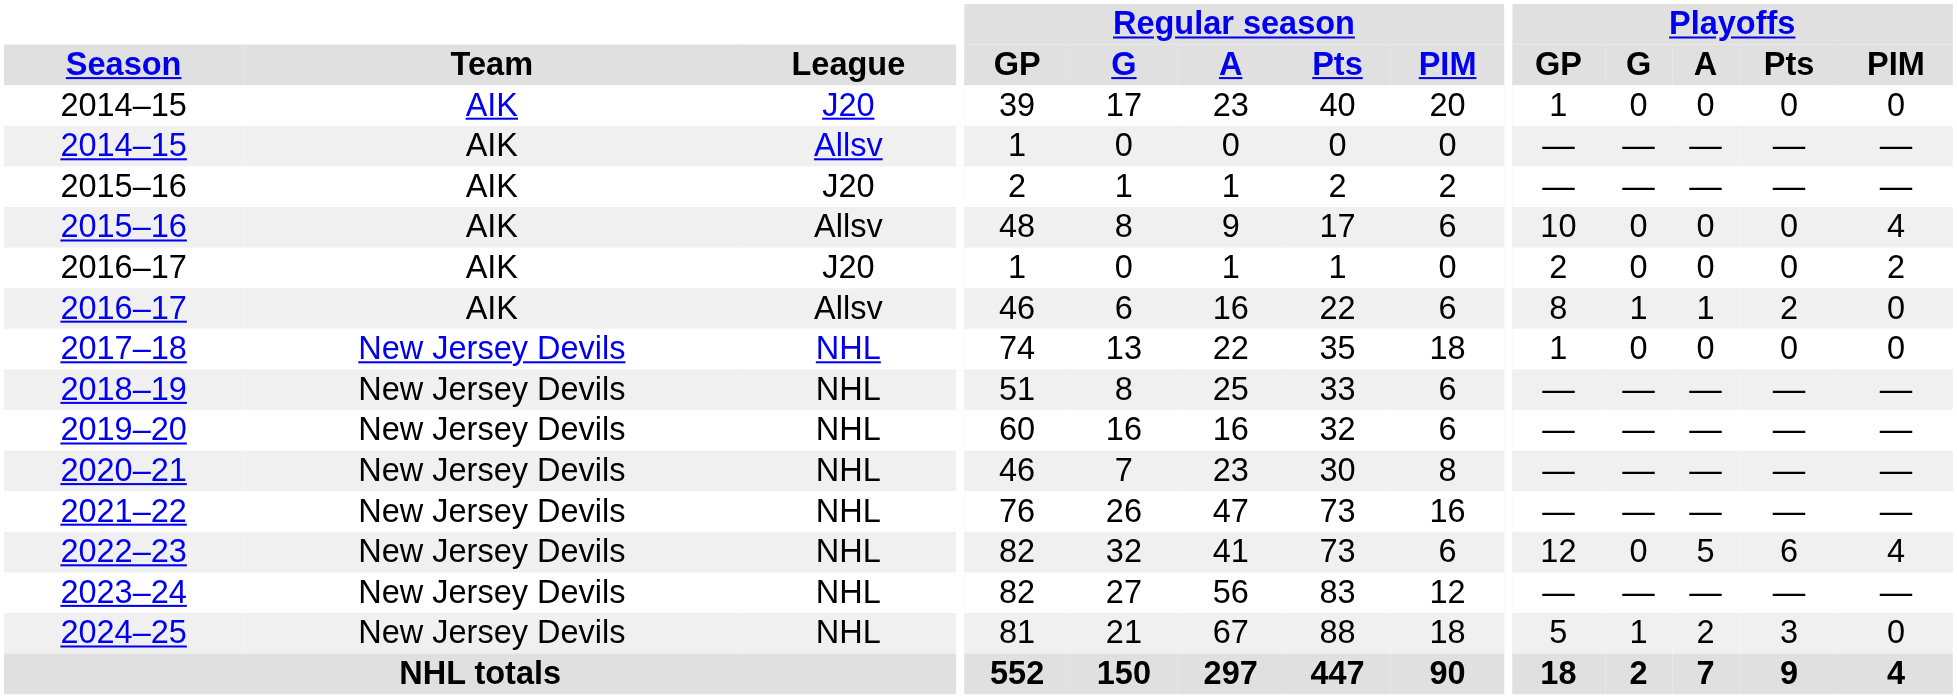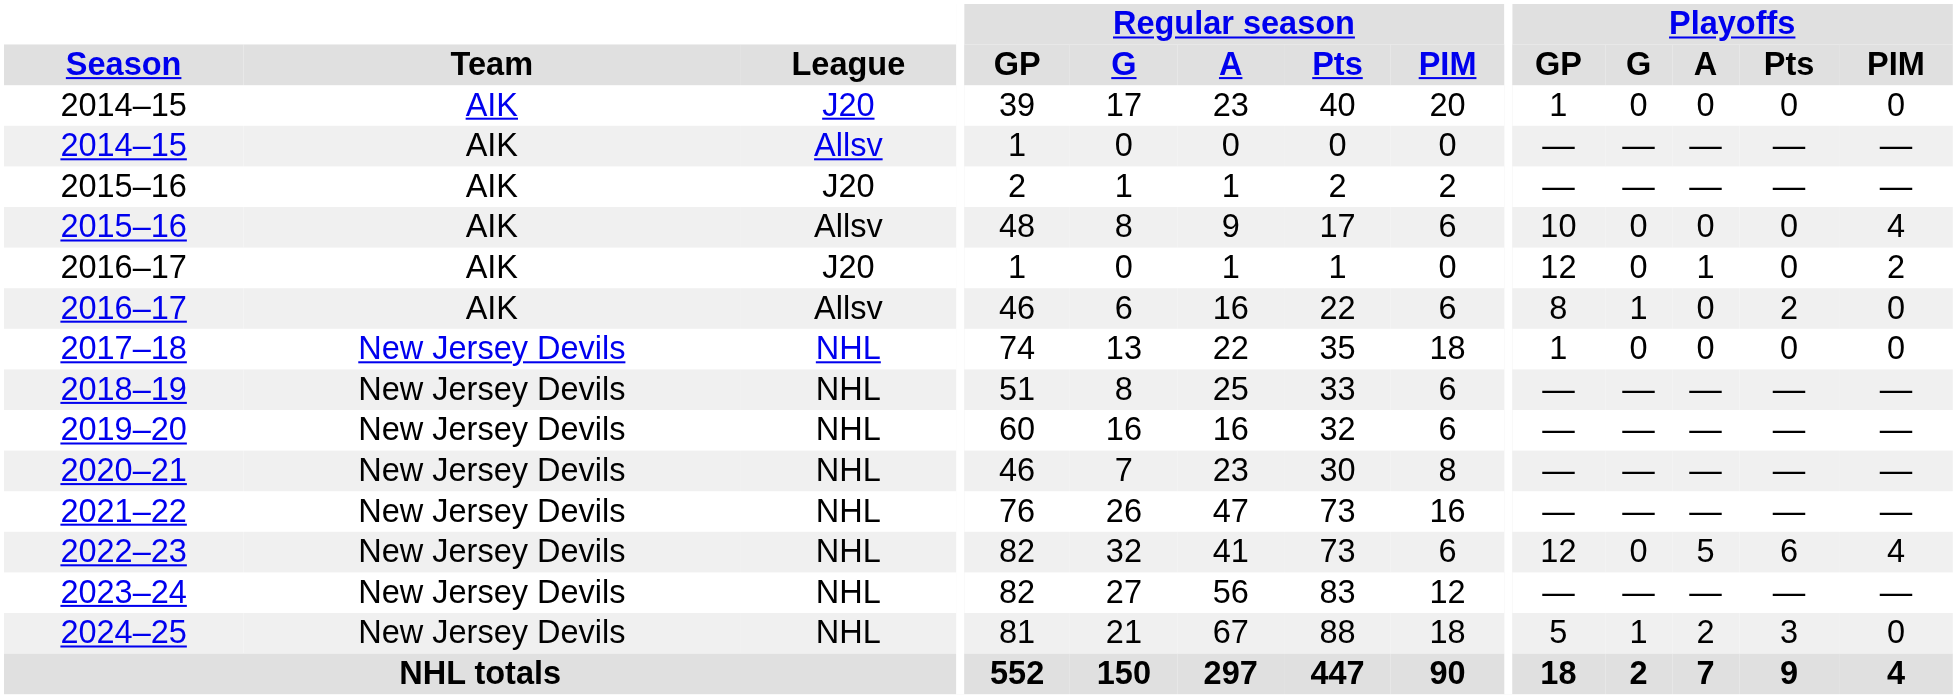(1558, 267) 2 -> (1558, 267) 12
(1706, 267) 0 -> (1706, 267) 1
(1706, 307) 1 -> (1706, 307) 0
